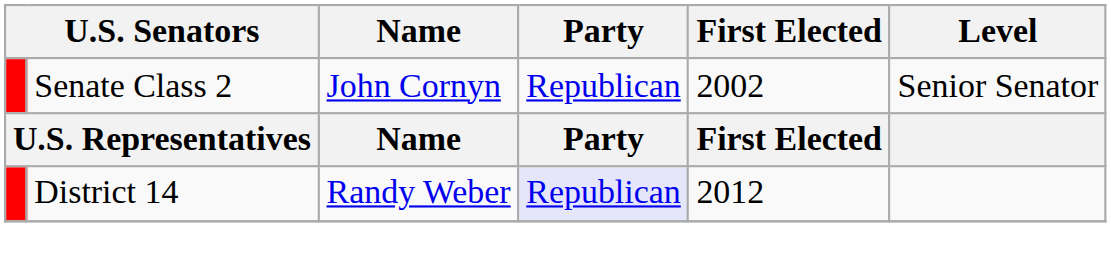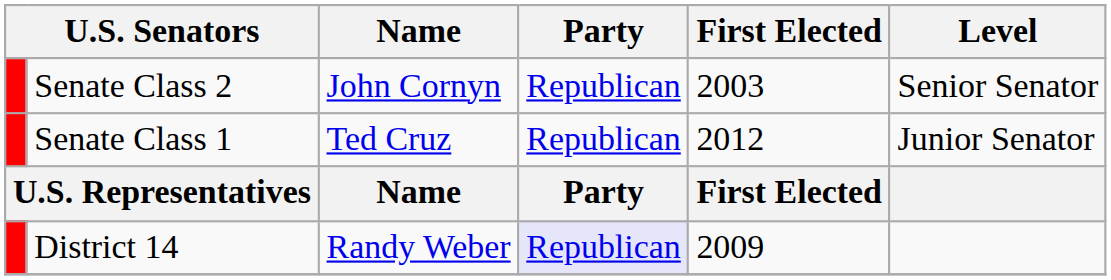(730, 85) 2002 -> (730, 85) 2003
+ row: (133, 138)
(730, 192) 2012 -> (730, 246) 2009
